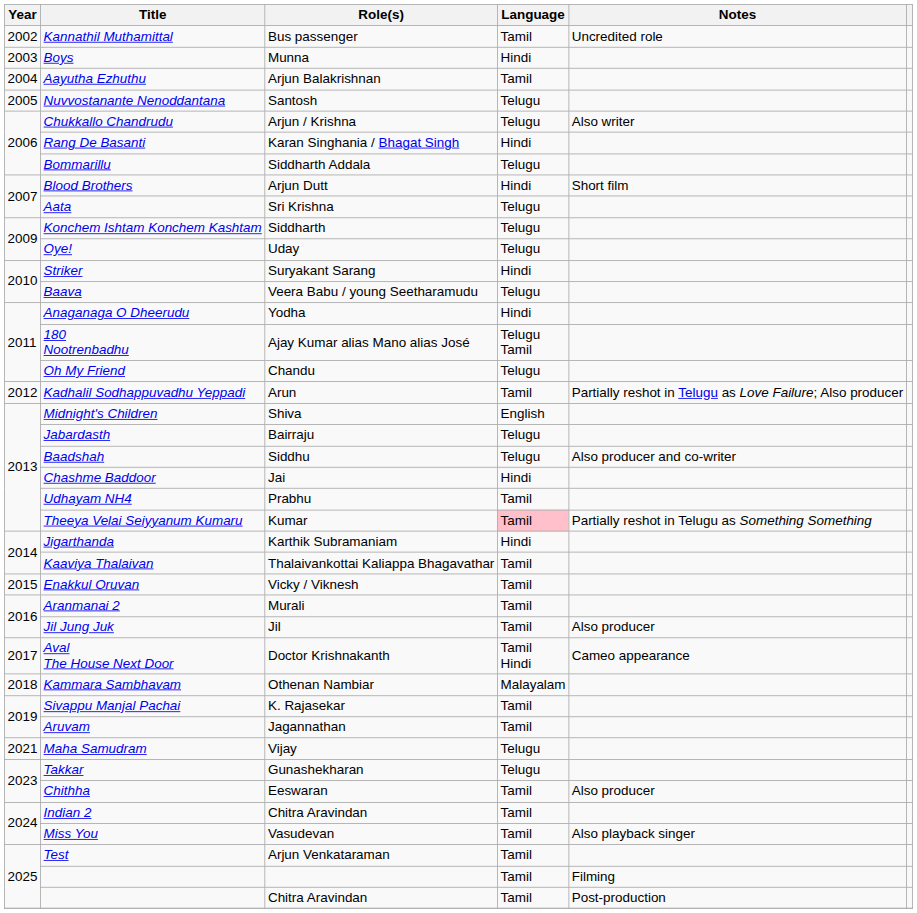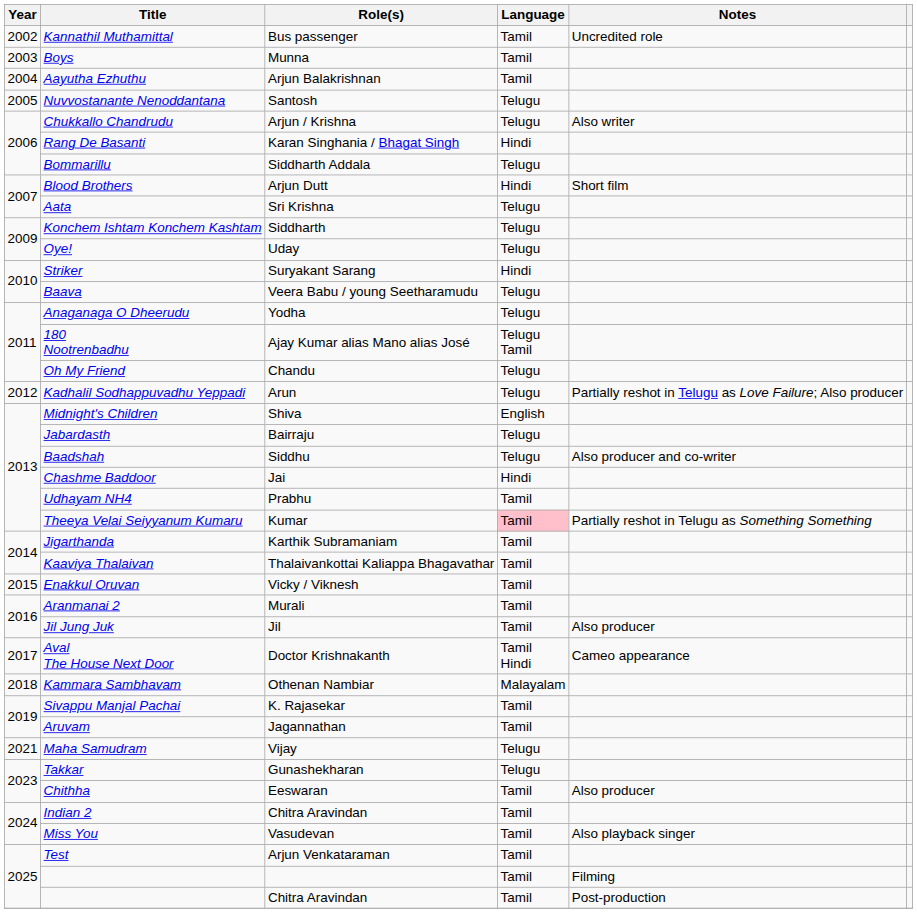(516, 57) Hindi -> (516, 57) Tamil
(516, 313) Hindi -> (520, 313) Telugu
(516, 392) Tamil -> (520, 392) Telugu
(516, 541) Hindi -> (516, 541) Tamil
